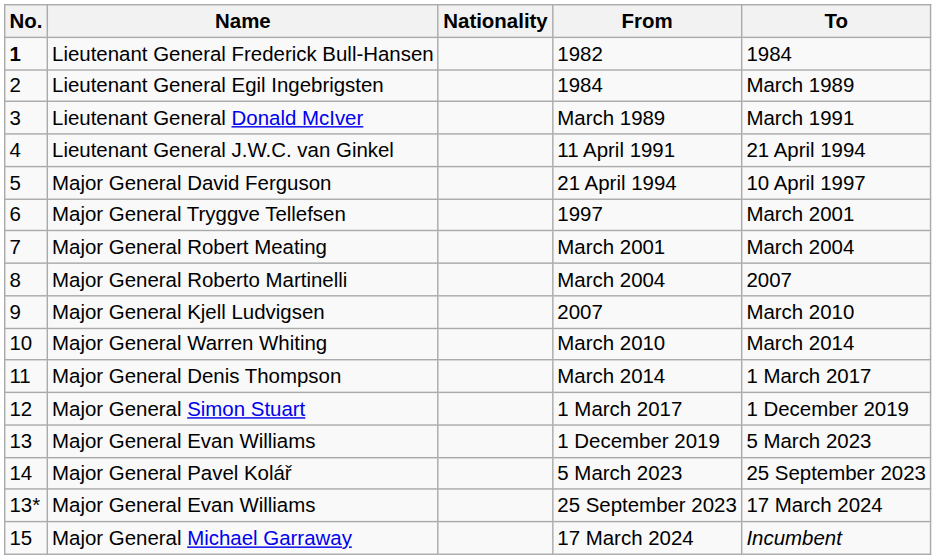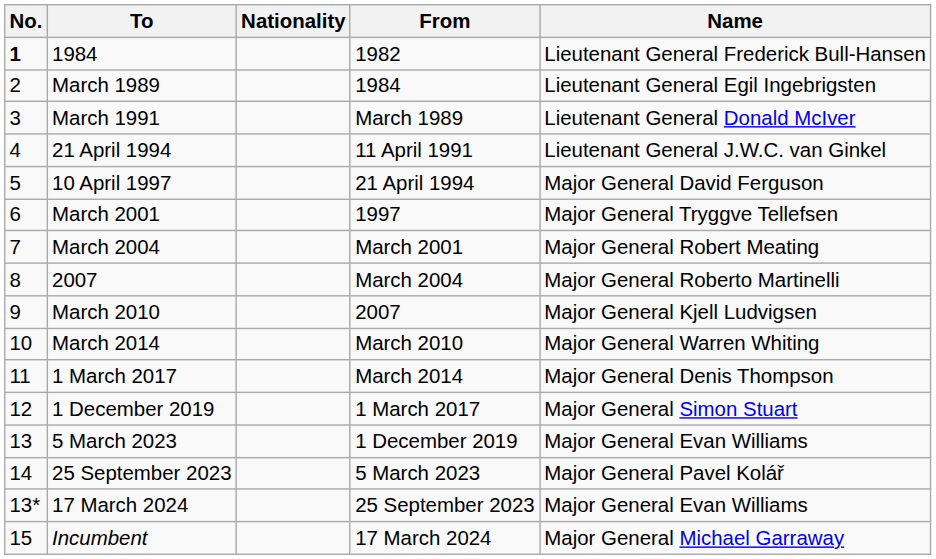columns swapped: (243, 21) <-> (836, 21)
